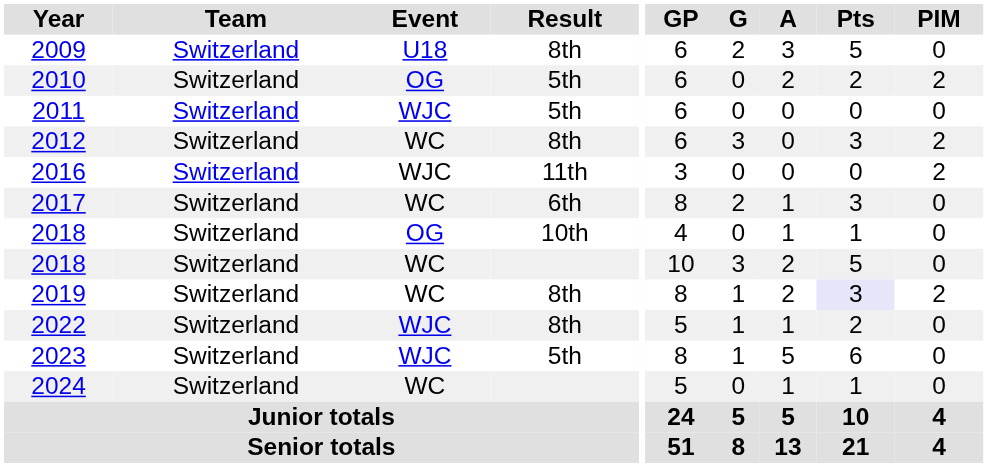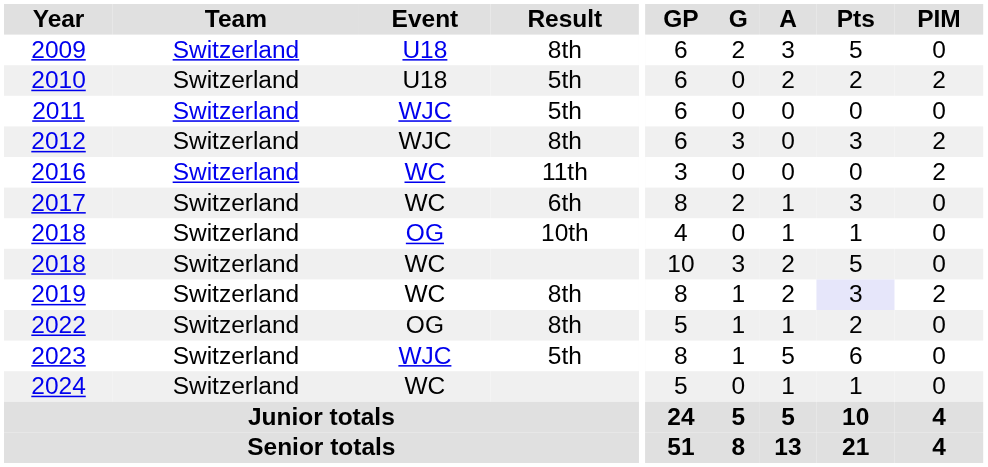(425, 80) OG -> (425, 80) U18
(425, 141) WC -> (425, 141) WJC
(425, 172) WJC -> (425, 172) WC
(425, 325) WJC -> (425, 325) OG
